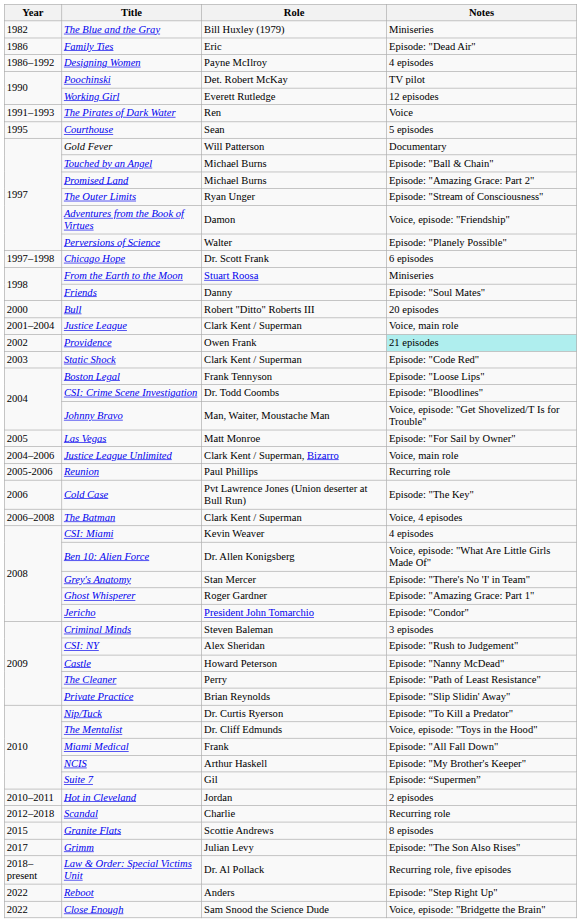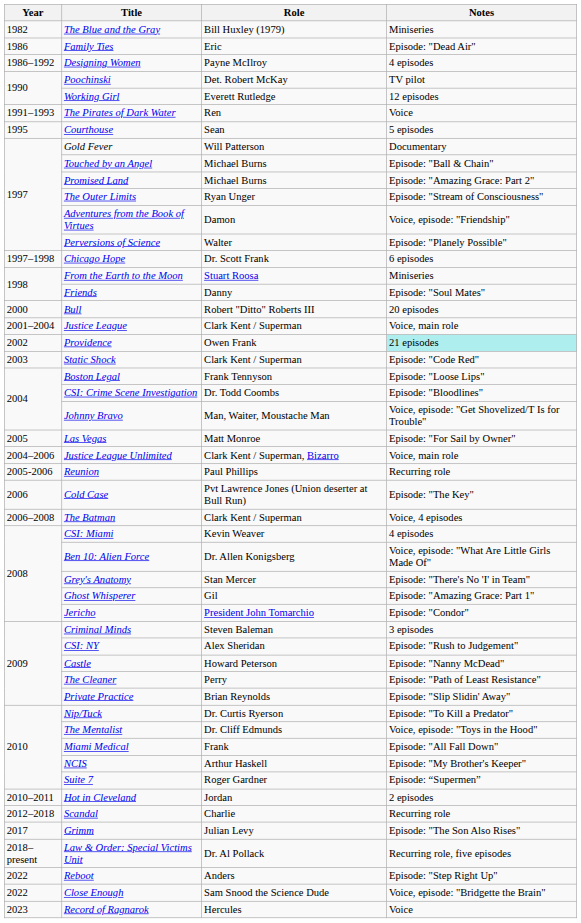(236, 596) Roger Gardner -> (211, 596) Gil
(211, 780) Gil -> (236, 780) Roger Gardner
- row: (92, 830)
+ row: (106, 909)
